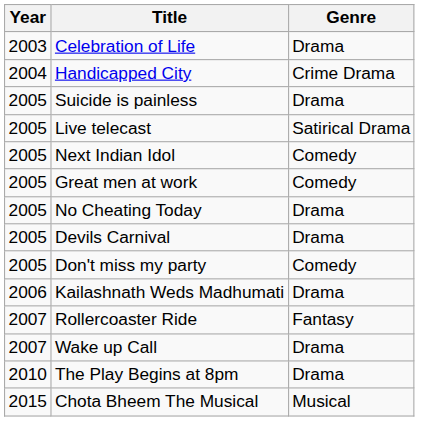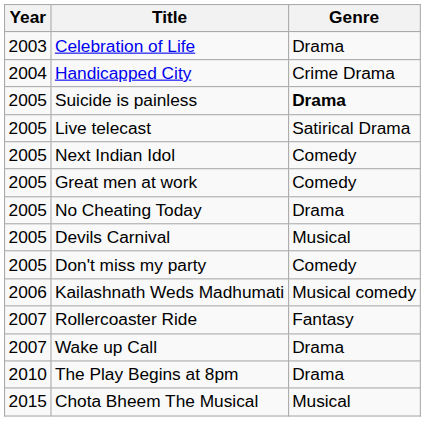(318, 100) normal -> (319, 100) bold
(318, 237) Drama -> (321, 237) Musical
(318, 292) Drama -> (354, 292) Musical comedy
